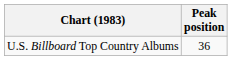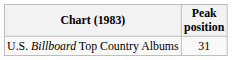(204, 45) 36 -> (204, 45) 31
